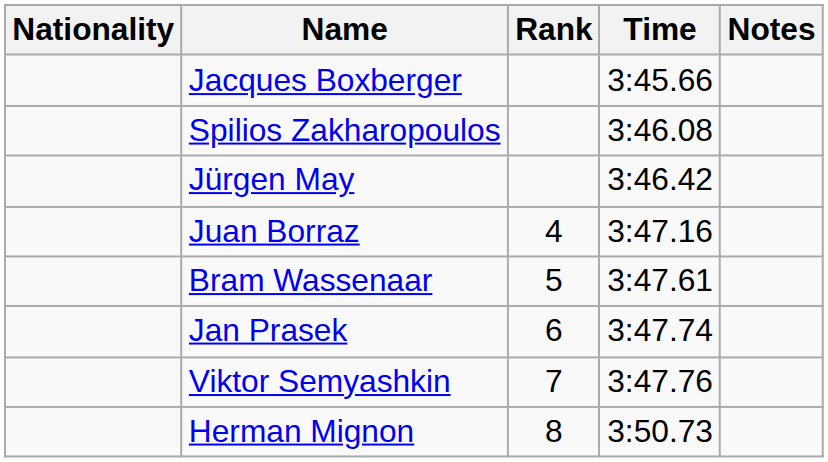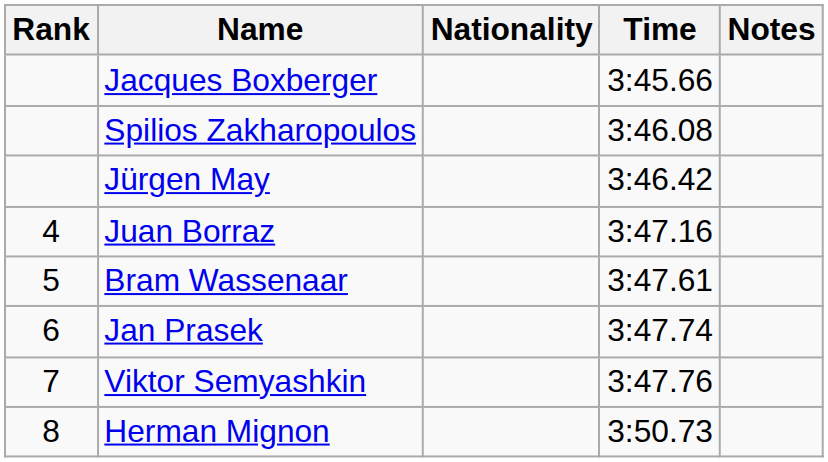columns swapped: (554, 29) <-> (93, 29)
